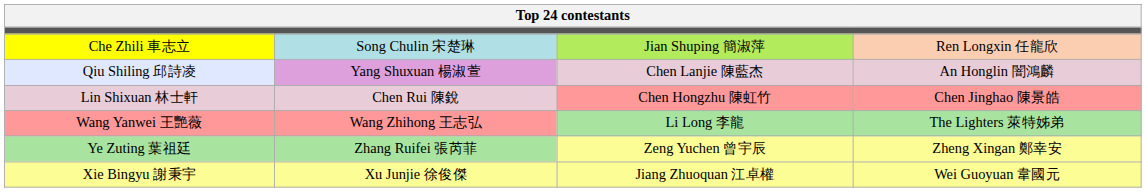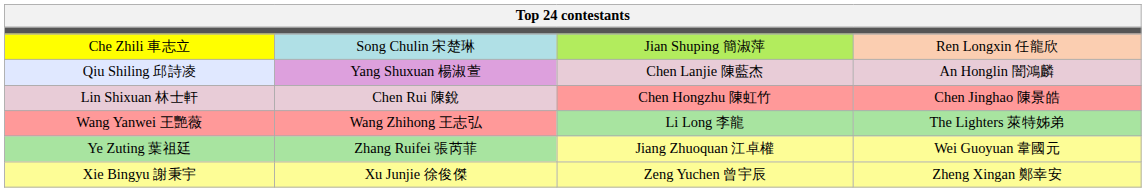(705, 148) Zeng Yuchen 曾宇辰 -> (705, 148) Jiang Zhuoquan 江卓權
(997, 148) Zheng Xingan 鄭幸安 -> (997, 148) Wei Guoyuan 韋國元
(705, 173) Jiang Zhuoquan 江卓權 -> (705, 173) Zeng Yuchen 曾宇辰
(997, 173) Wei Guoyuan 韋國元 -> (997, 173) Zheng Xingan 鄭幸安
